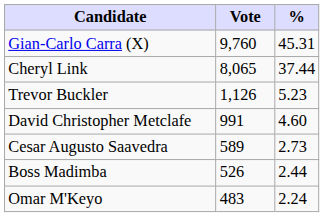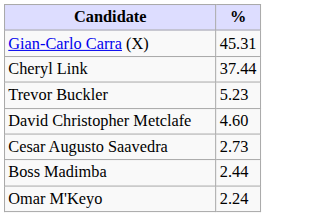- column: (245, 17)
